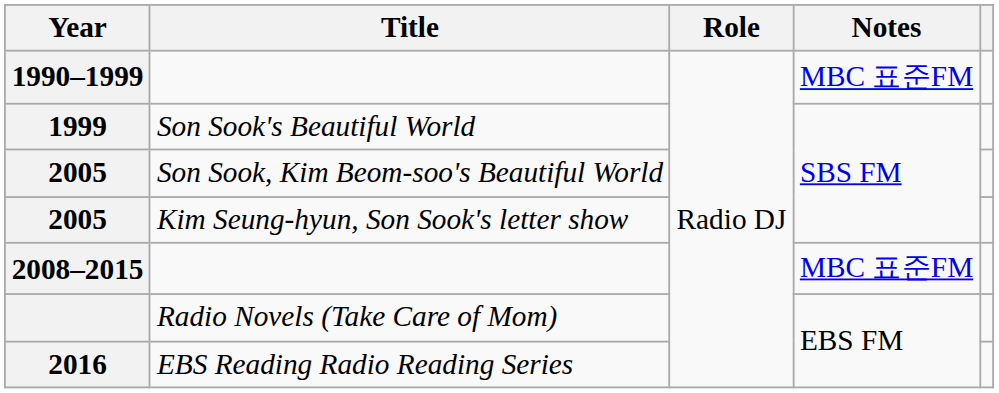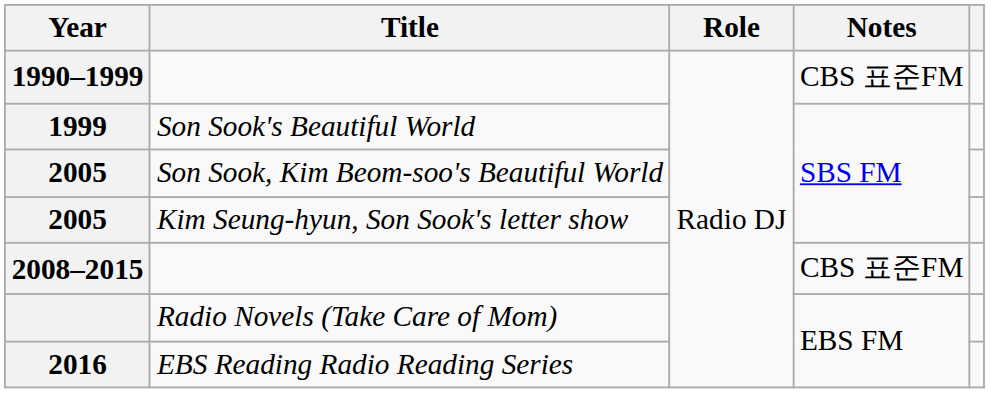(887, 75) MBC 표준FM -> (882, 75) CBS 표준FM
(887, 267) MBC 표준FM -> (882, 267) CBS 표준FM
